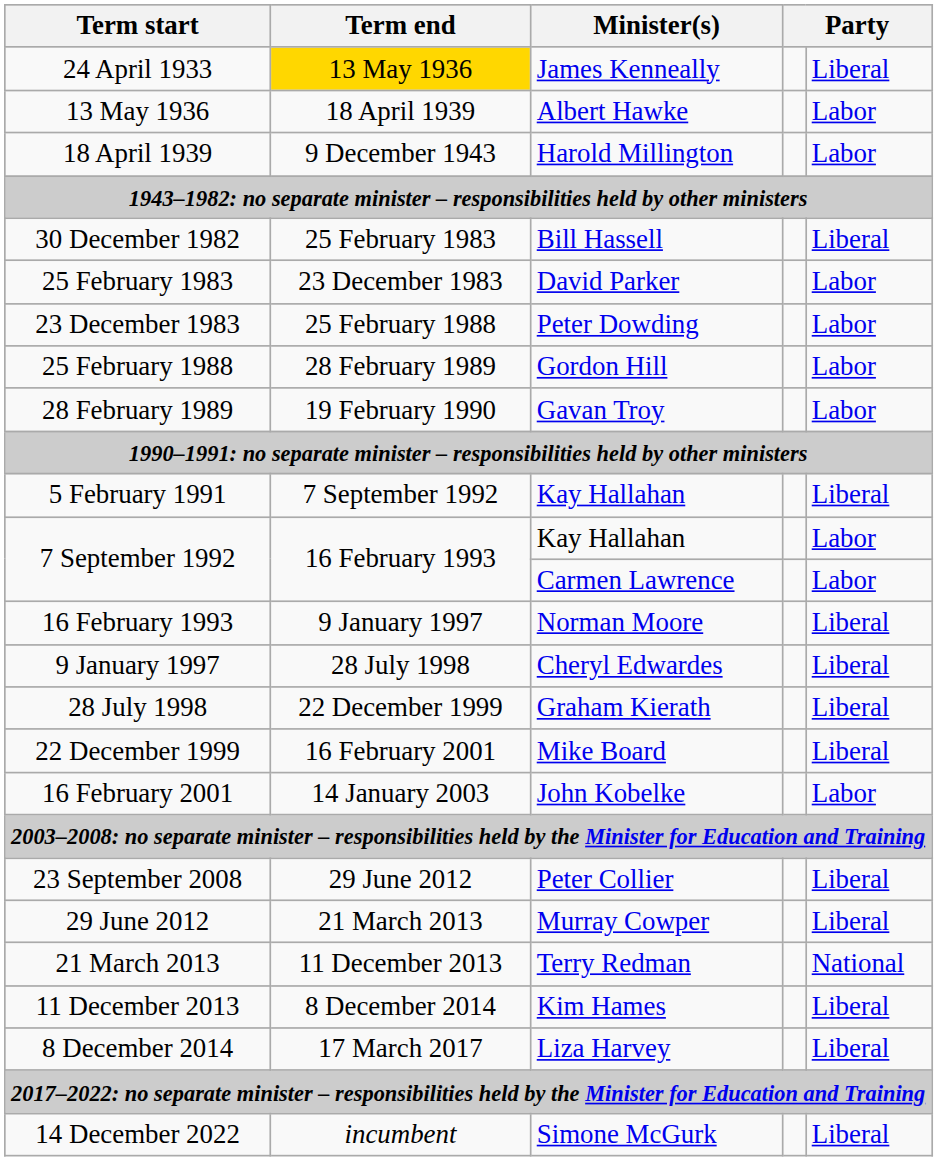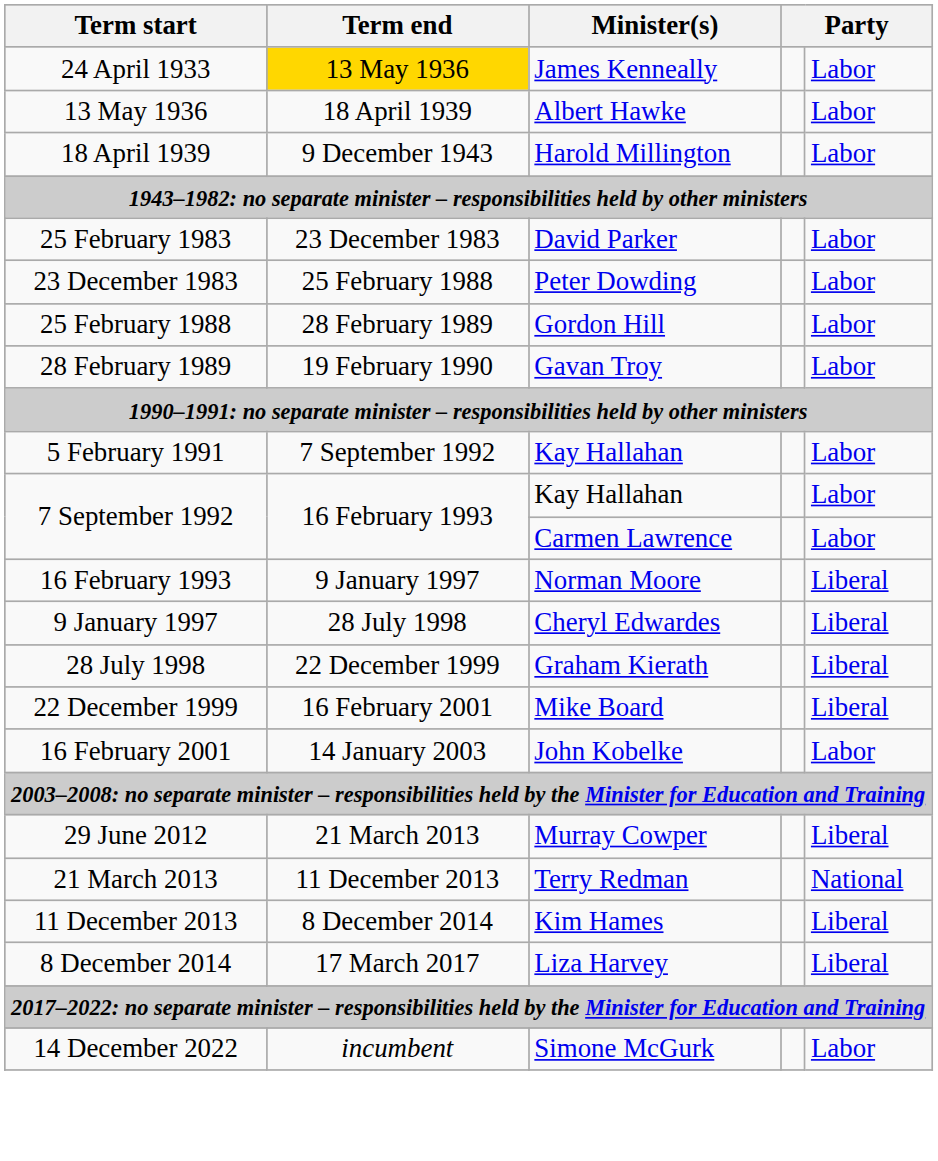(851, 68) Liberal -> (843, 68) Labor
- row: (138, 238)
(851, 494) Liberal -> (843, 452) Labor
- row: (138, 878)
(851, 1134) Liberal -> (843, 1048) Labor
